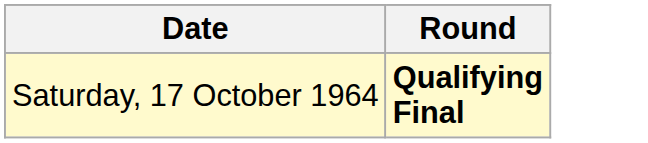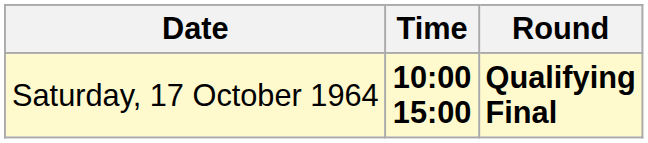+ column: (432, 28)
